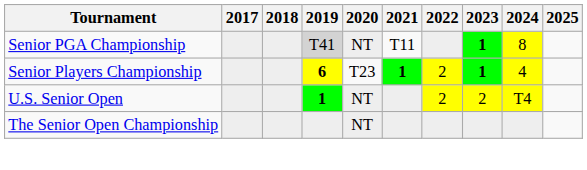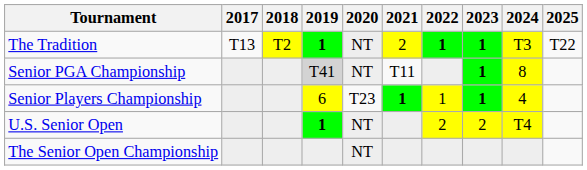+ row: (53, 44)
(322, 71) bold -> (322, 98) normal
(442, 71) 2 -> (442, 98) 1
